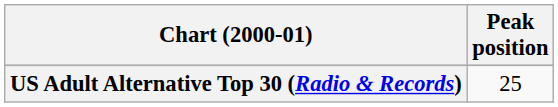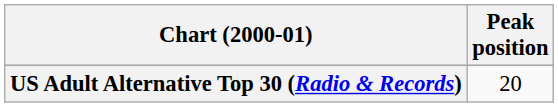(510, 83) 25 -> (510, 83) 20
